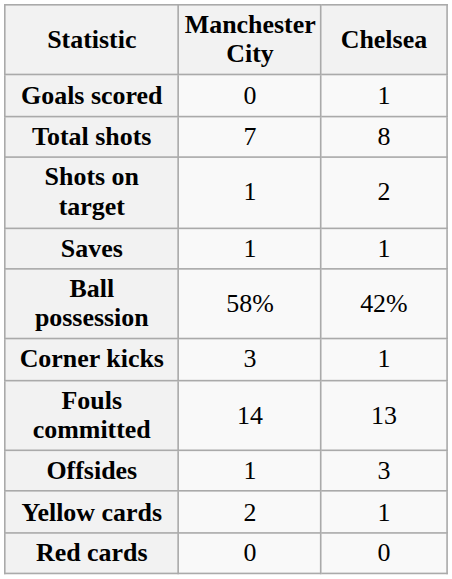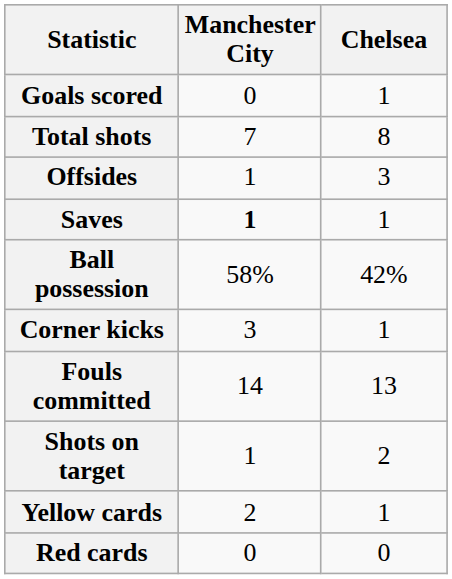rows swapped: (92, 192) <-> (92, 470)
(250, 247) normal -> (250, 218) bold
